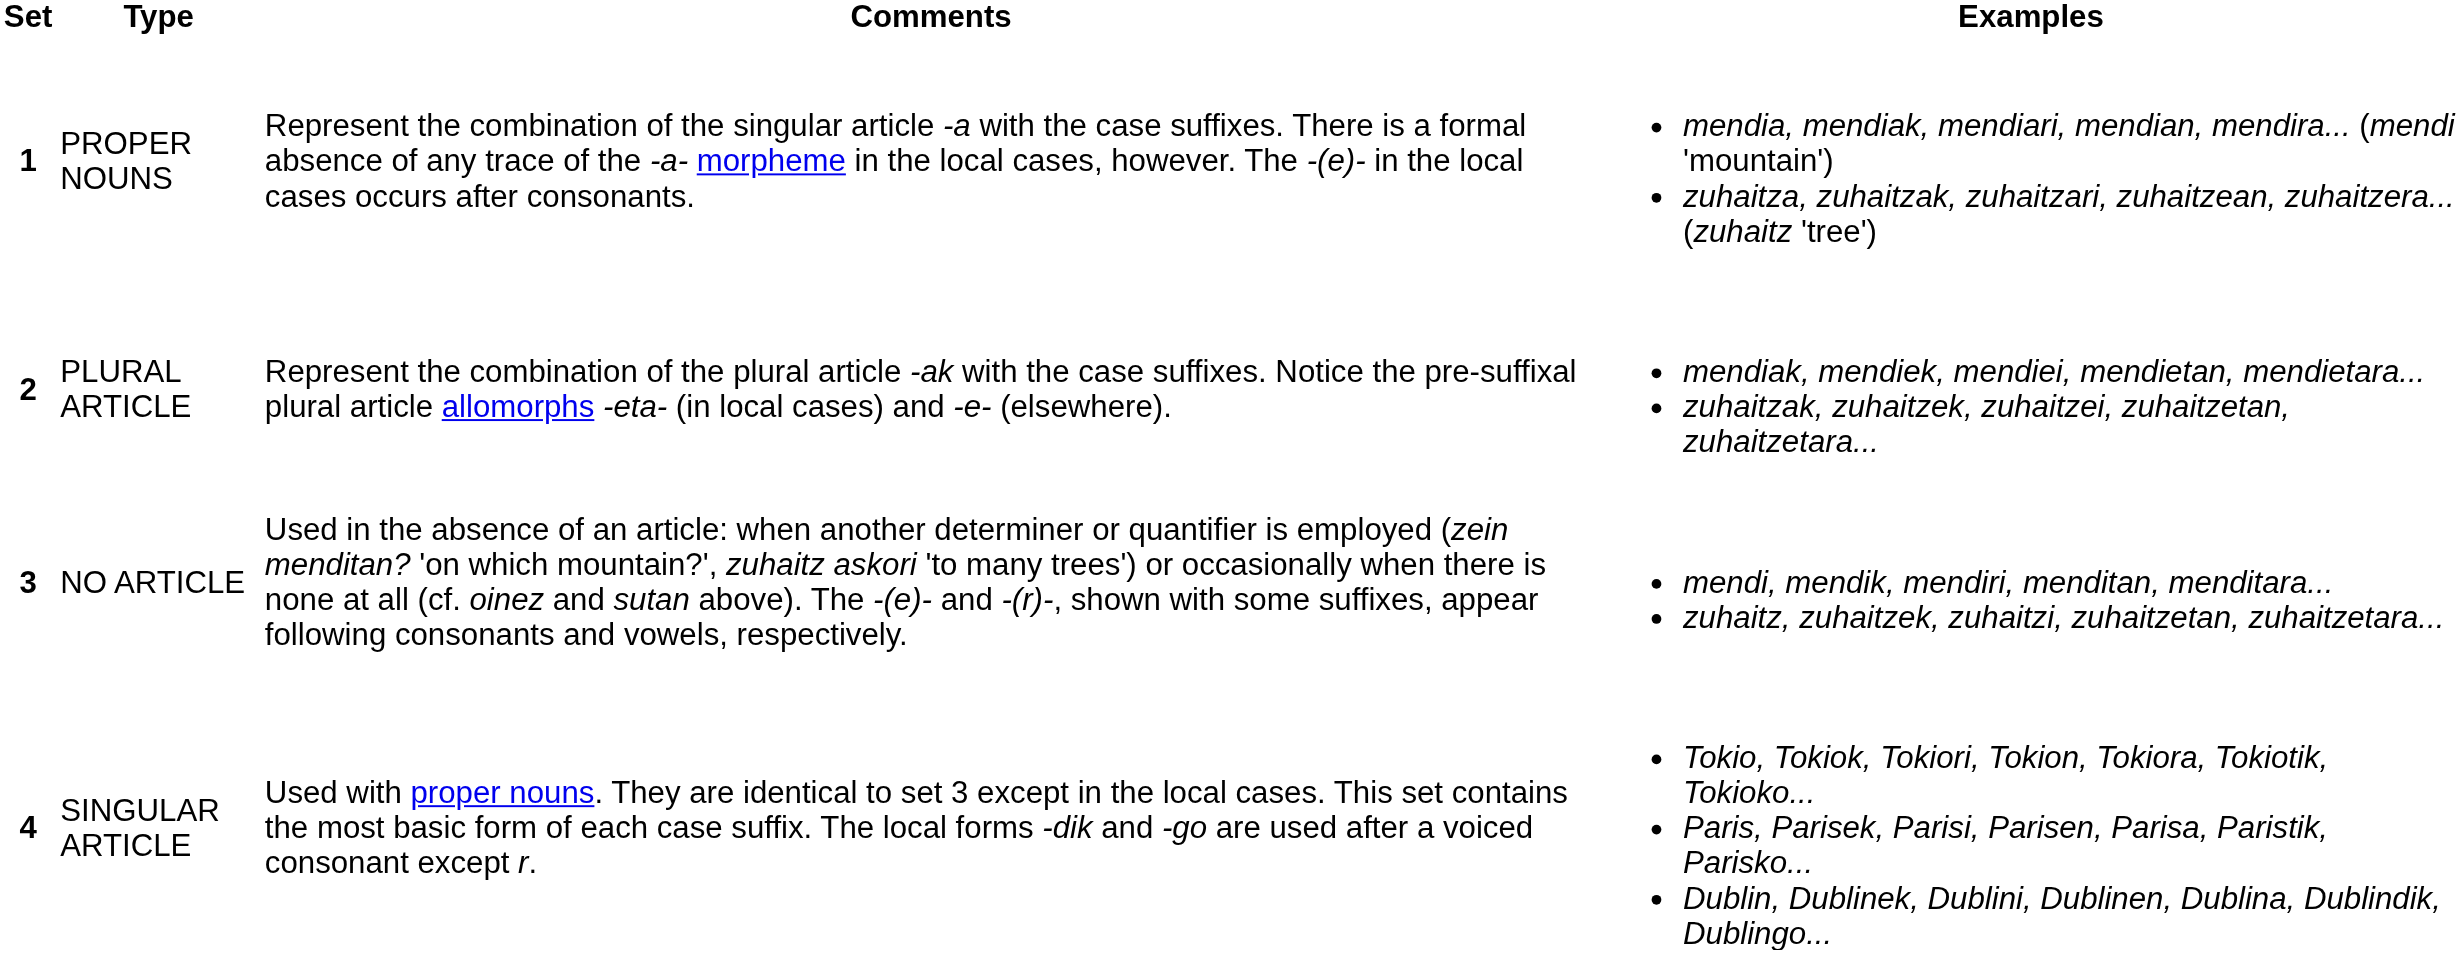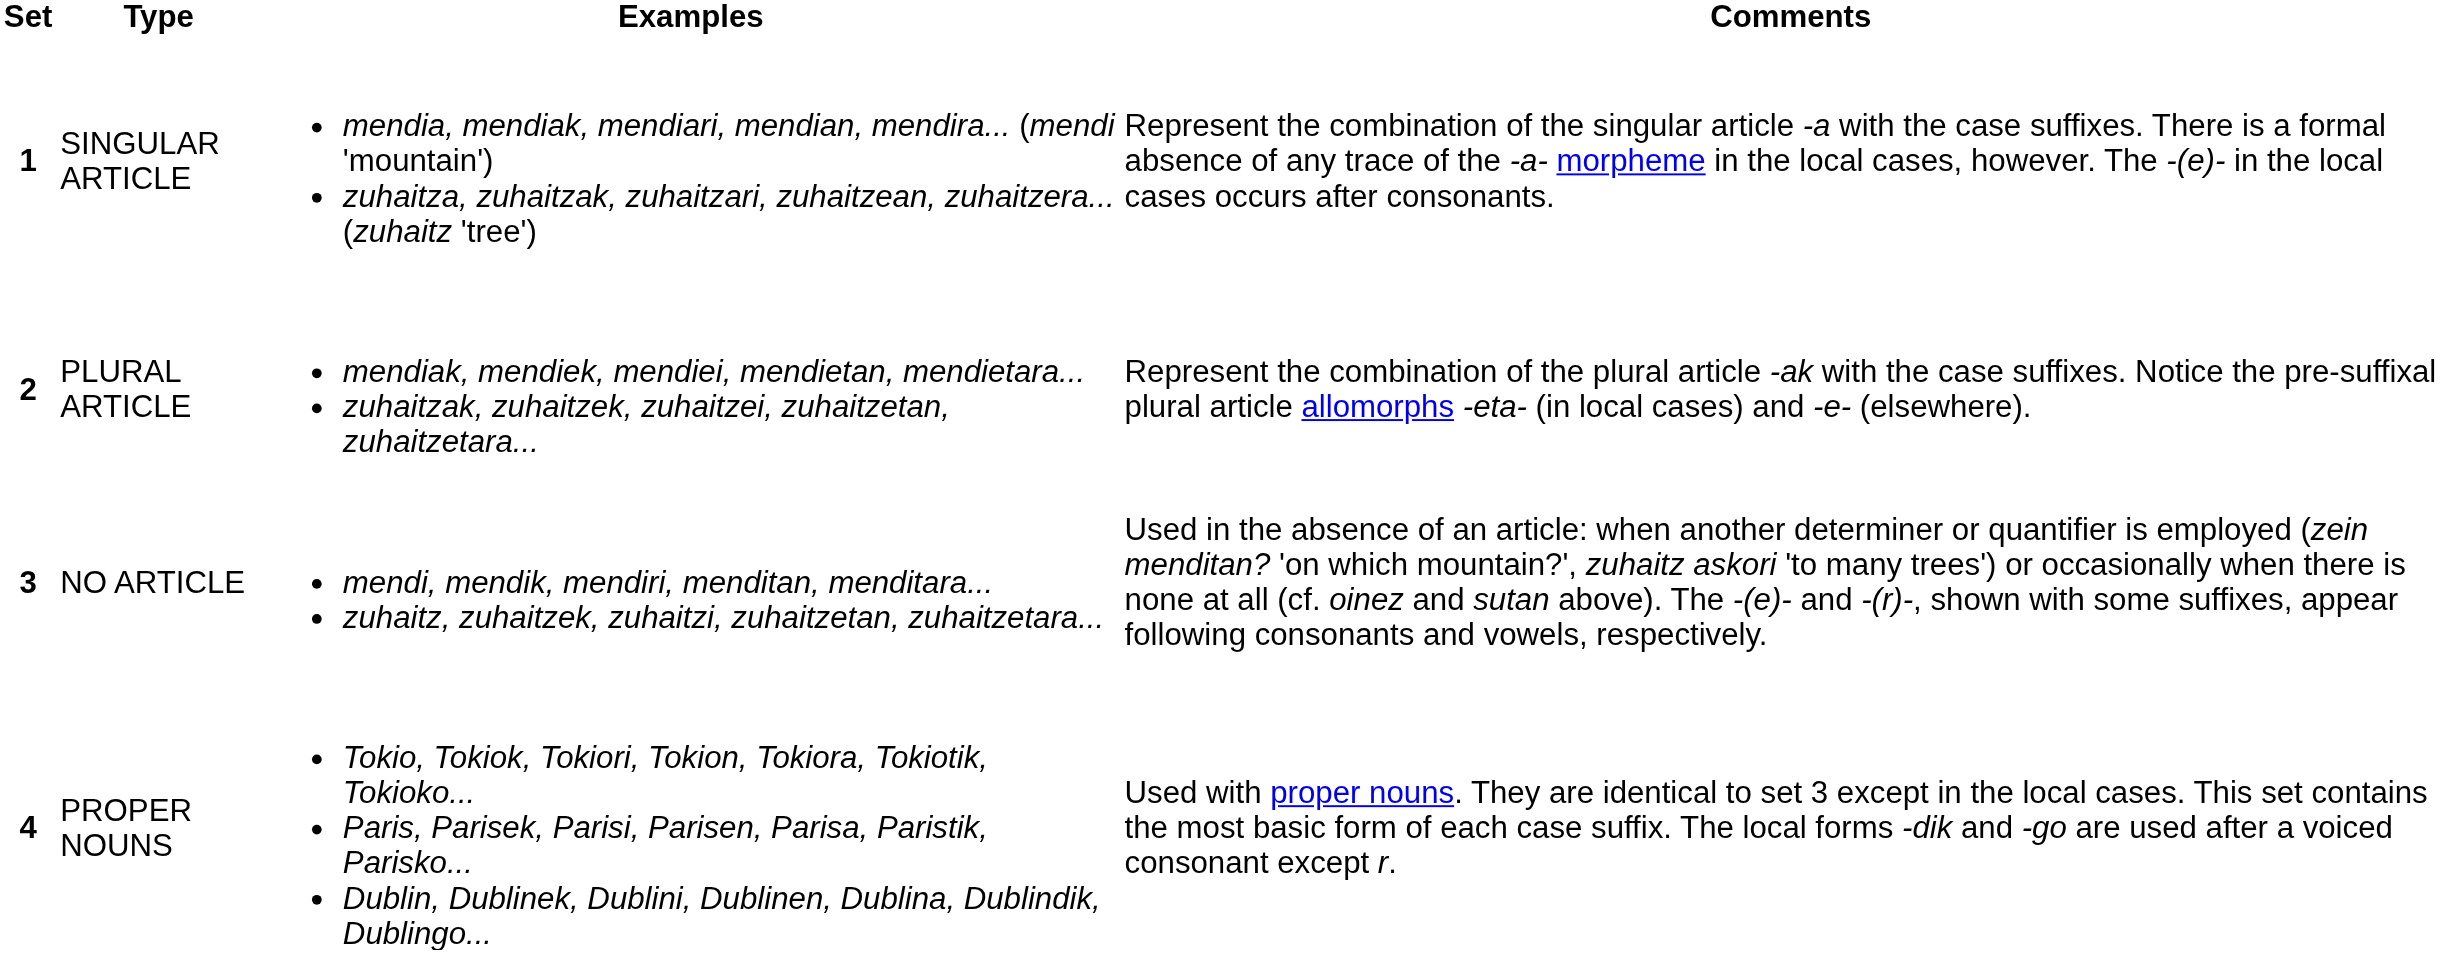columns swapped: (931, 16) <-> (2031, 16)
(126, 161) PROPER NOUNS -> (140, 161) SINGULAR ARTICLE
(140, 828) SINGULAR ARTICLE -> (126, 828) PROPER NOUNS
